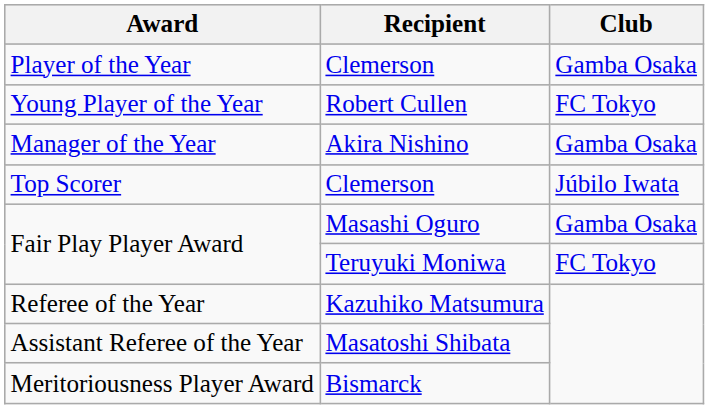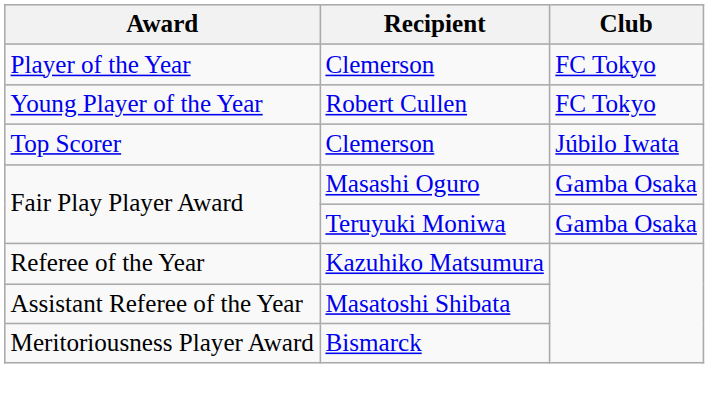(626, 64) Gamba Osaka -> (606, 64) FC Tokyo
- row: (113, 143)
(606, 263) FC Tokyo -> (626, 223) Gamba Osaka
